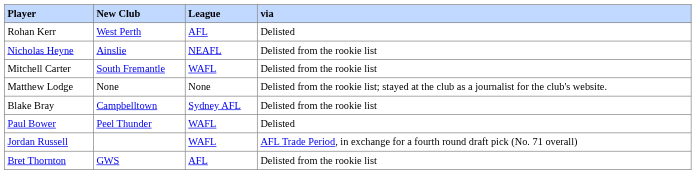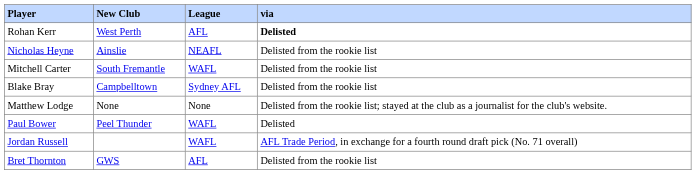(278, 32) normal -> (278, 32) bold
rows swapped: (31, 105) <-> (40, 87)
